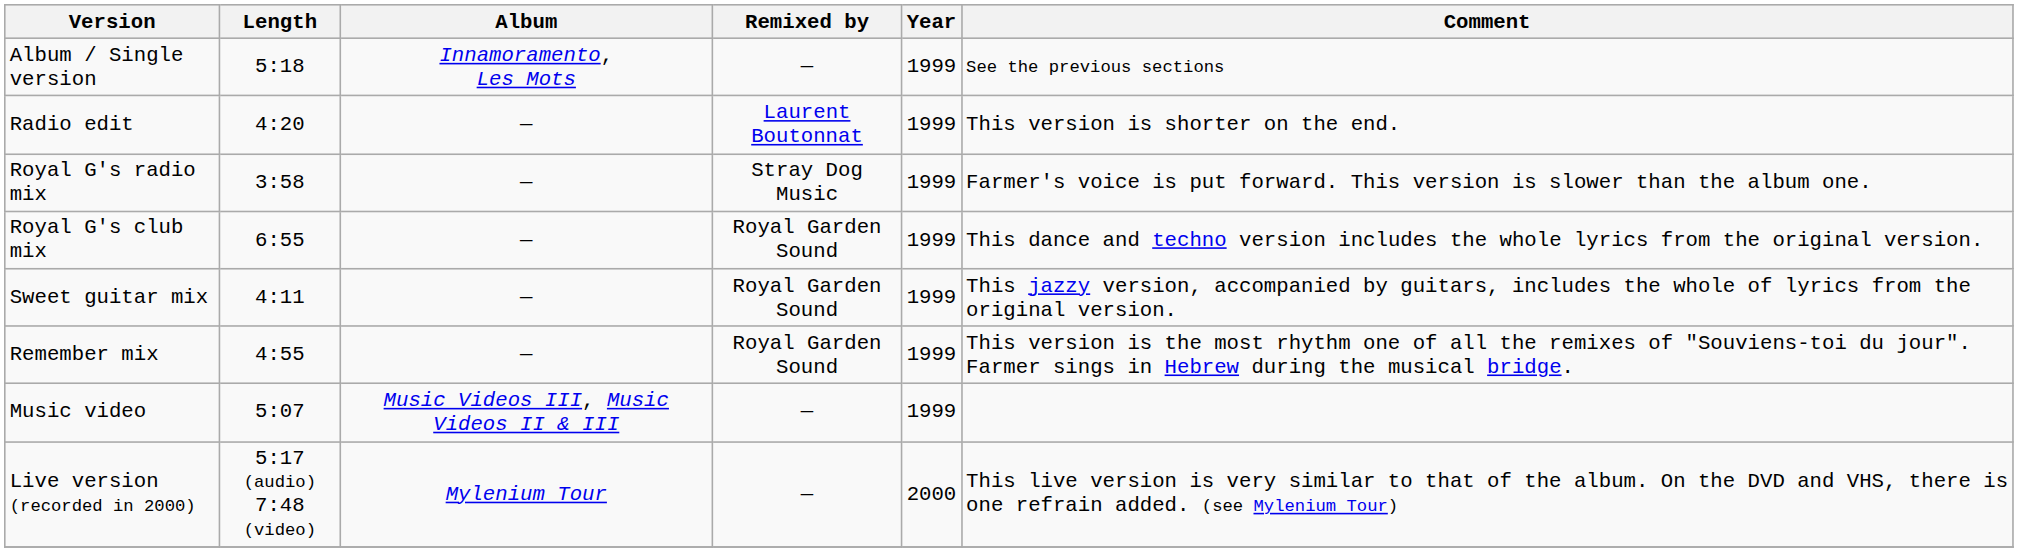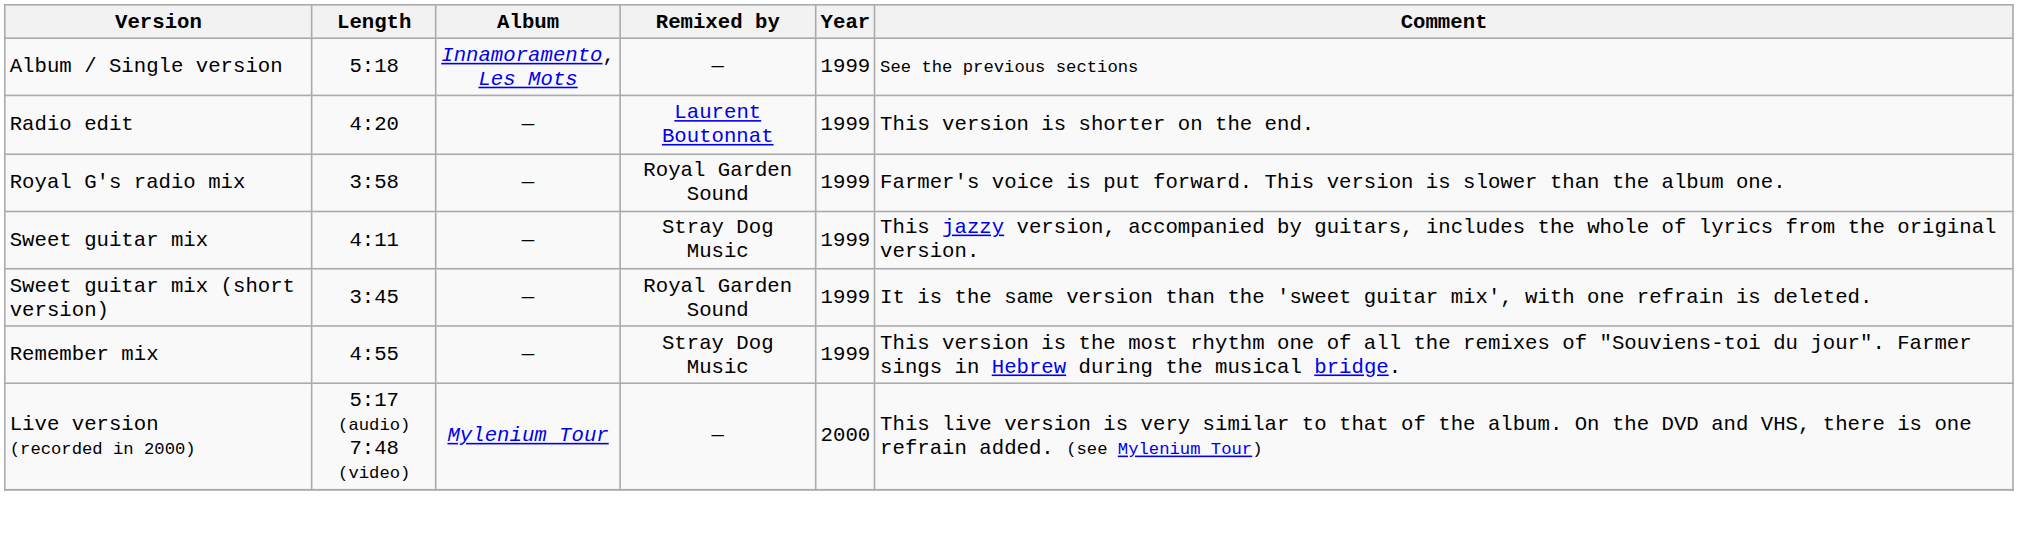(807, 182) Stray Dog Music -> (718, 182) Royal Garden Sound
- row: (97, 240)
(807, 297) Royal Garden Sound -> (718, 240) Stray Dog Music
+ row: (152, 297)
(807, 355) Royal Garden Sound -> (718, 355) Stray Dog Music
- row: (78, 412)
